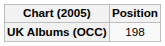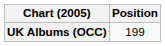(135, 32) 198 -> (135, 32) 199
